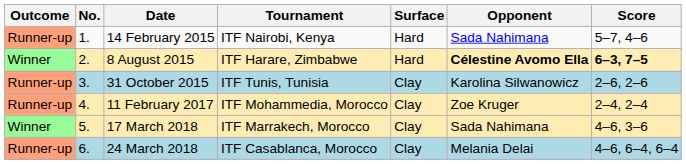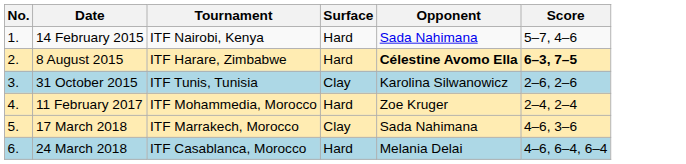- column: (40, 15)
(408, 103) Clay -> (338, 103) Hard
(408, 148) Clay -> (338, 148) Hard
